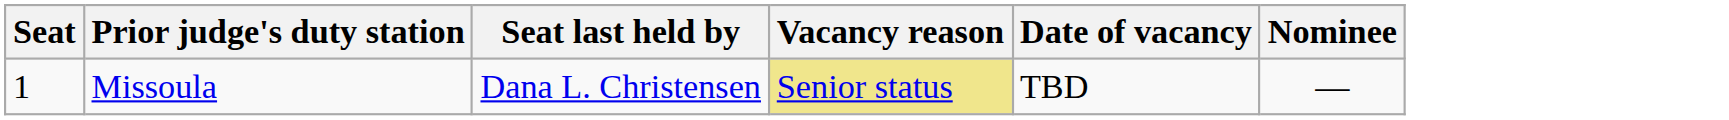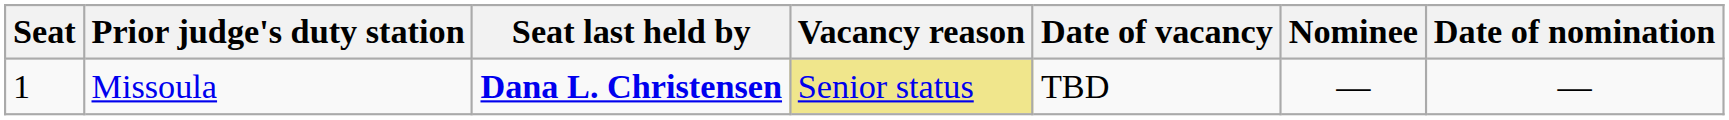+ column: (1575, 31)
(621, 85) normal -> (631, 85) bold
